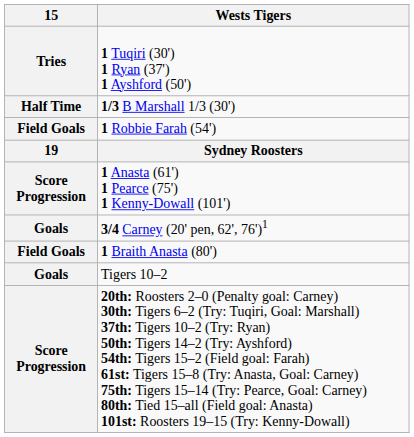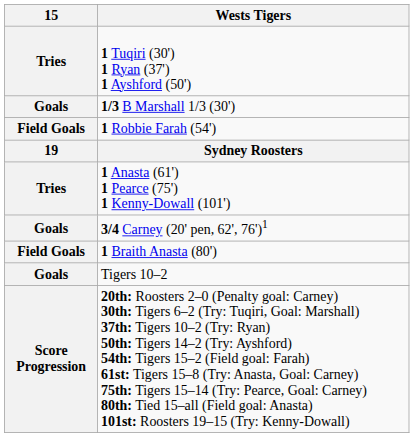(51, 106) Half Time -> (51, 106) Goals
(51, 188) Score Progression -> (51, 188) Tries
